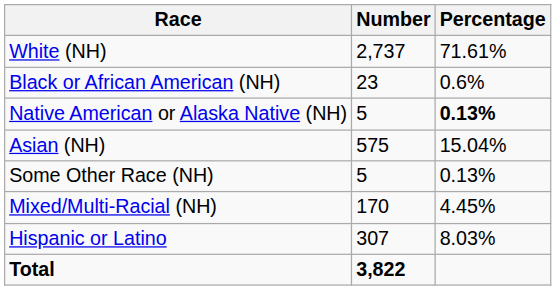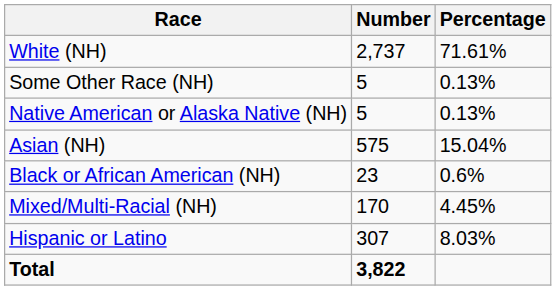rows swapped: (145, 82) <-> (111, 176)
(468, 113) bold -> (468, 113) normal
